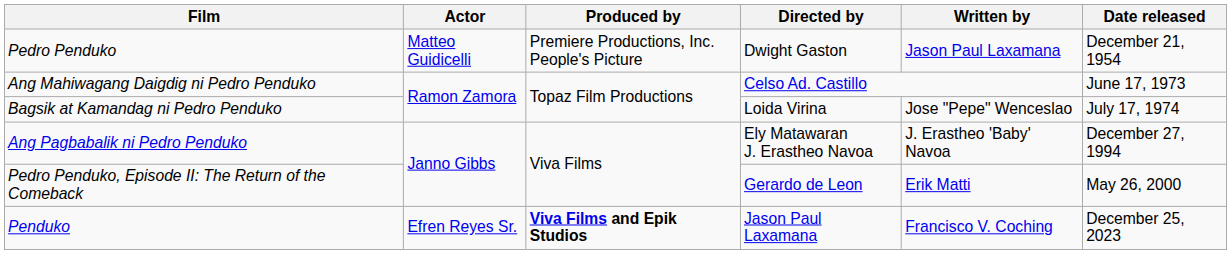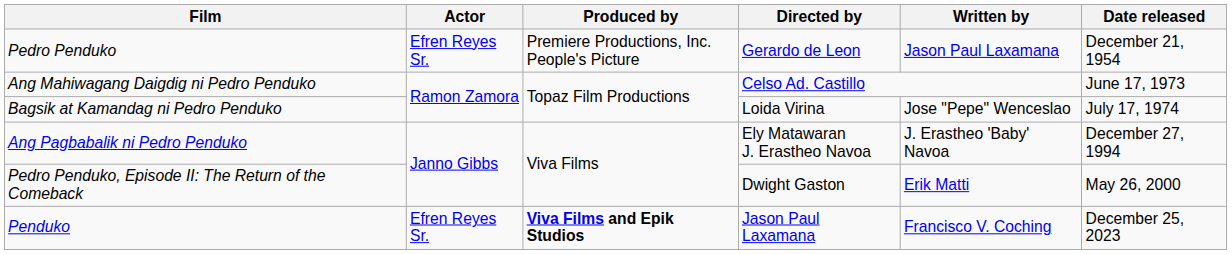(439, 50) Matteo Guidicelli -> (453, 50) Efren Reyes Sr.
(795, 50) Dwight Gaston -> (801, 50) Gerardo de Leon
(803, 185) Gerardo de Leon -> (793, 185) Dwight Gaston
